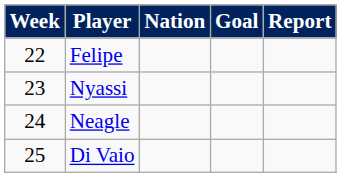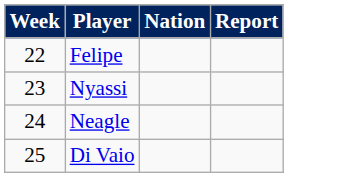- column: (237, 21)
